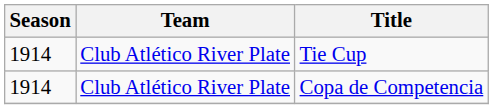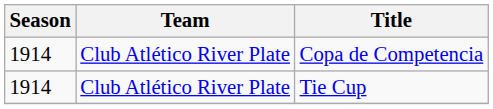rows swapped: (391, 86) <-> (333, 53)
